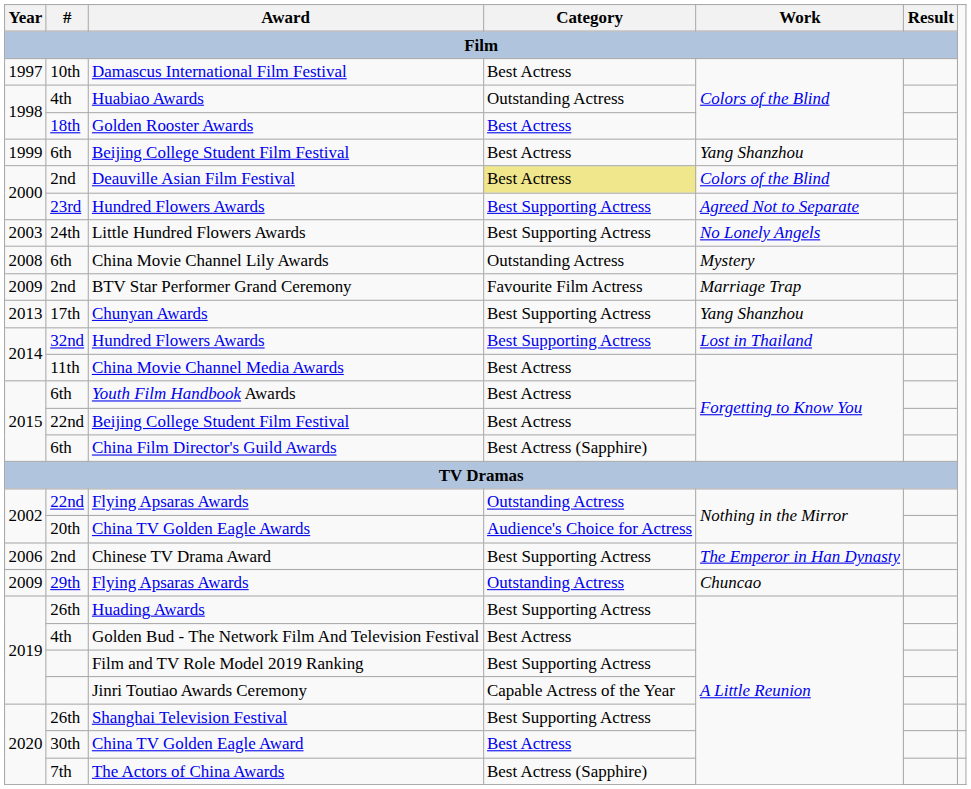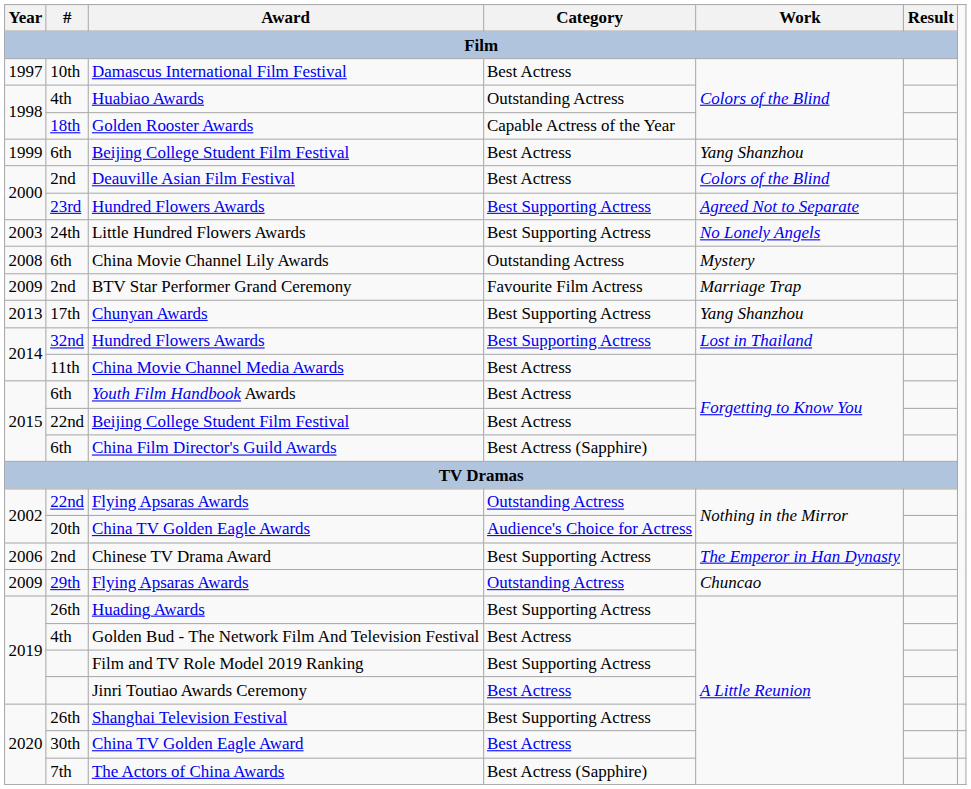(529, 125) Best Actress -> (581, 125) Capable Actress of the Year
(529, 179) khaki background -> (529, 179) no background
(581, 690) Capable Actress of the Year -> (529, 690) Best Actress
